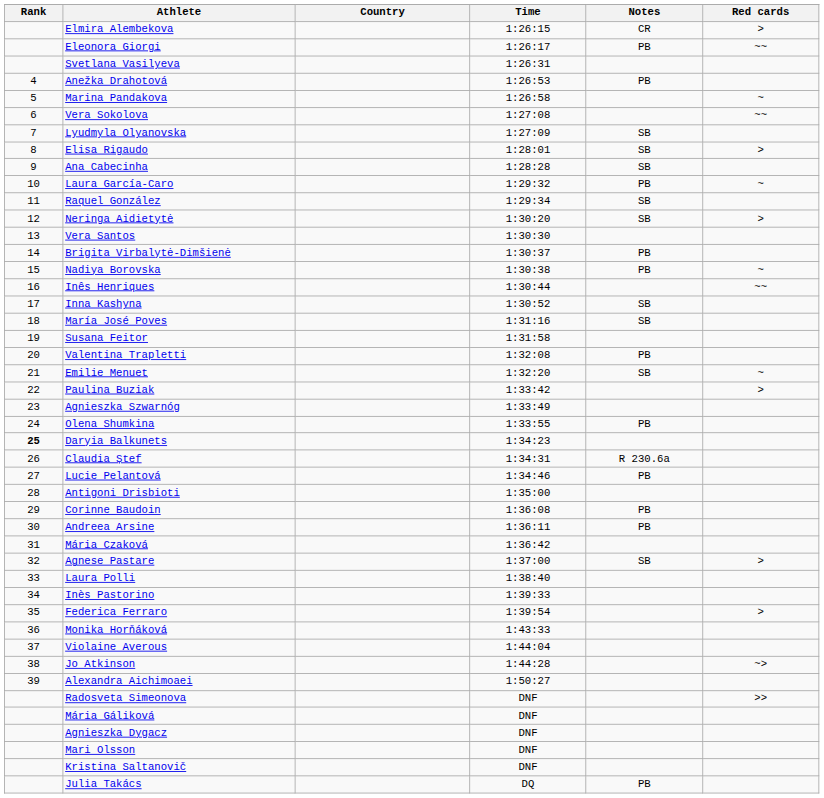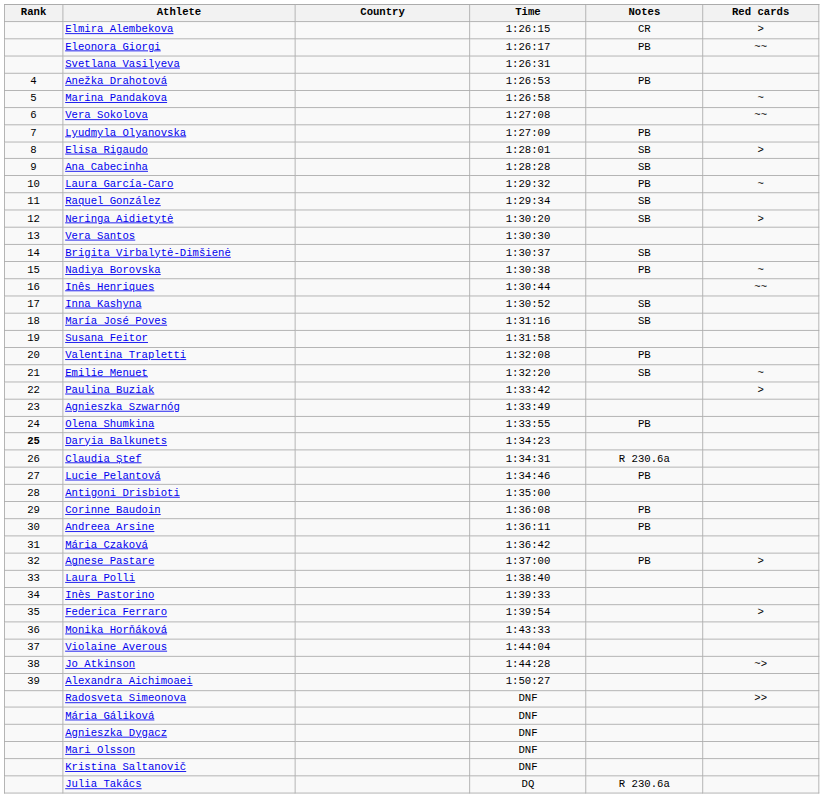(644, 133) SB -> (644, 133) PB
(644, 253) PB -> (644, 253) SB
(644, 562) SB -> (644, 562) PB
(644, 785) PB -> (644, 785) R 230.6a
